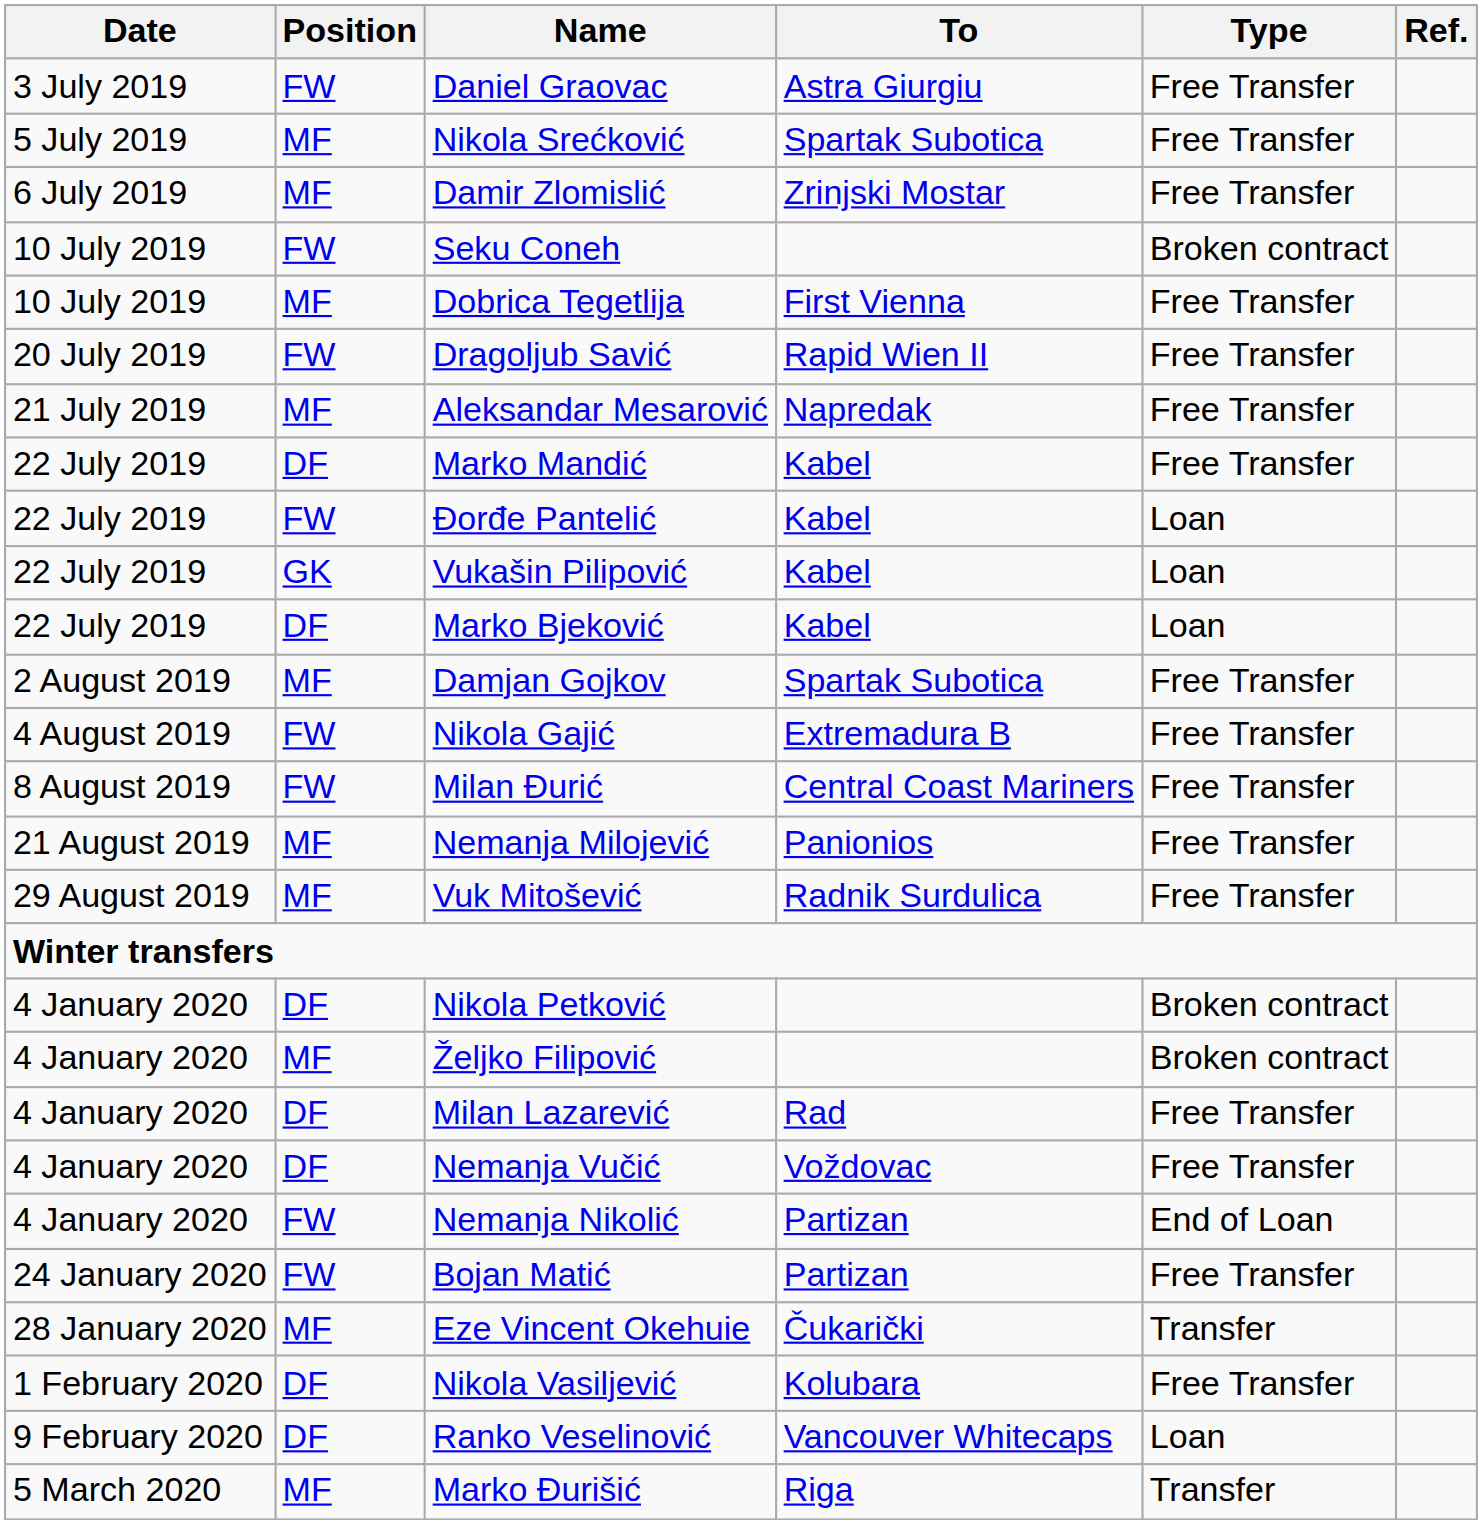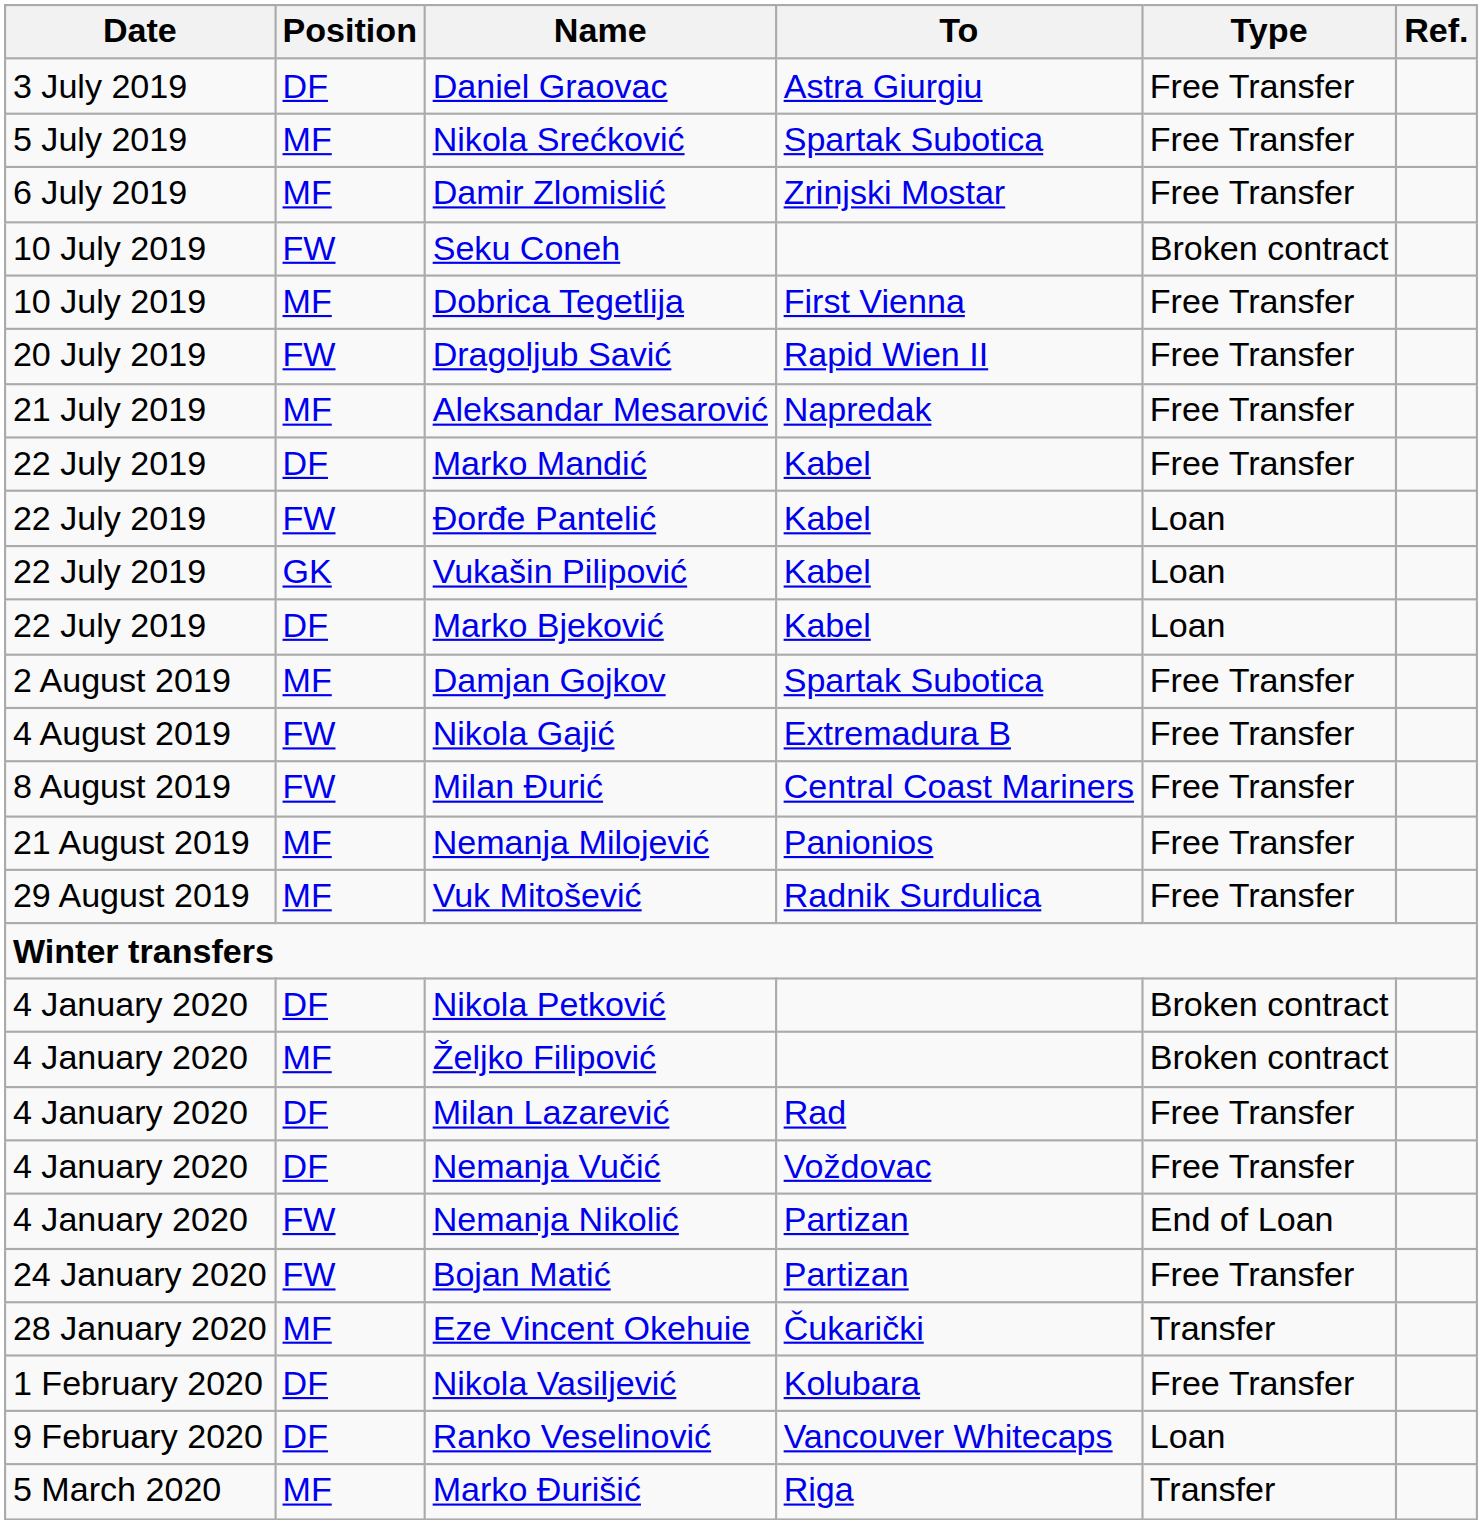(309, 85) FW -> (305, 85) DF
